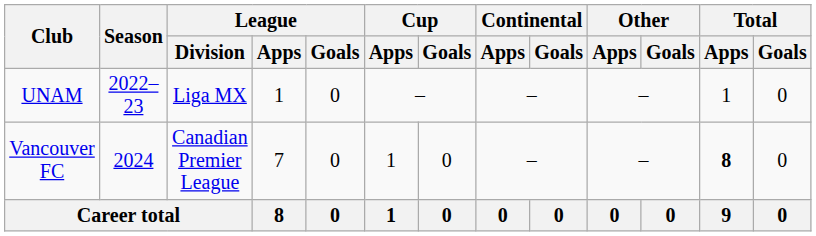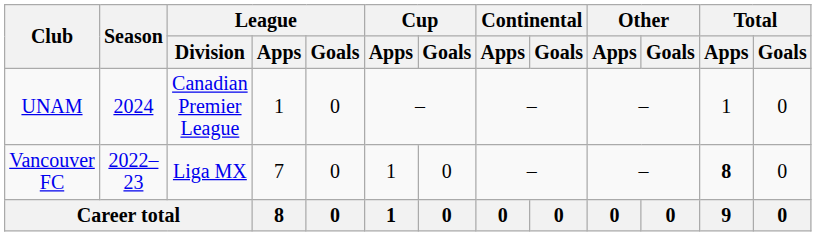(133, 95) 2022–23 -> (133, 106) 2024
(210, 95) Liga MX -> (210, 106) Canadian Premier League
(133, 160) 2024 -> (133, 171) 2022–23
(210, 160) Canadian Premier League -> (210, 171) Liga MX
